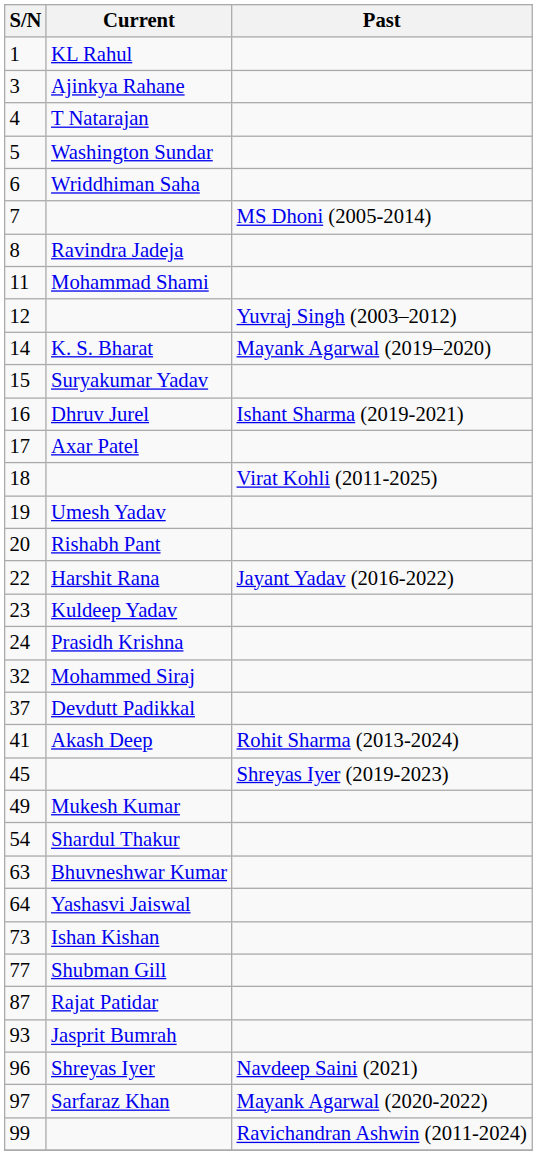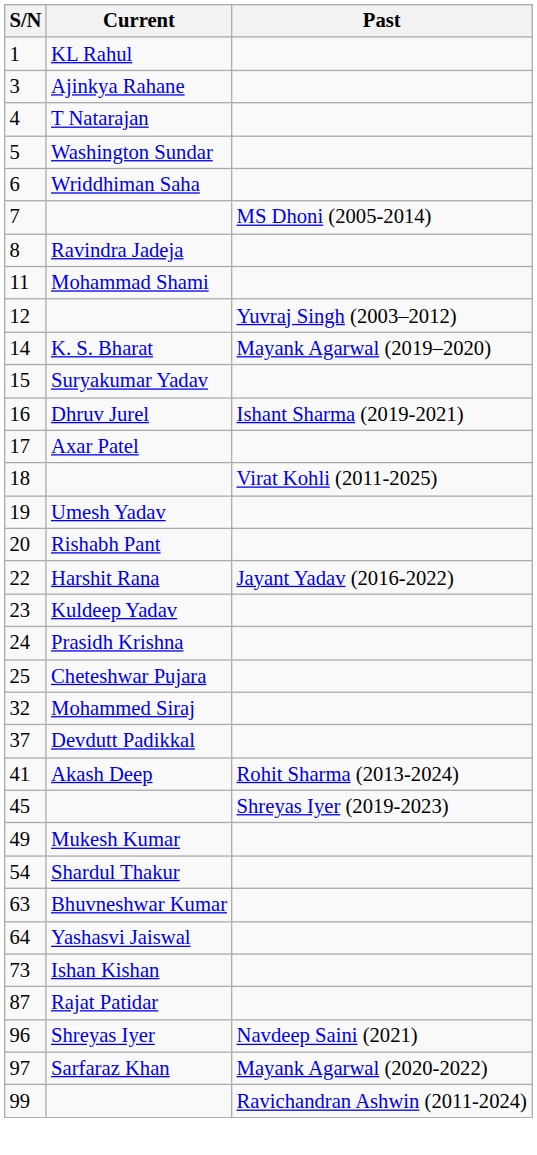+ row: (20, 675)
- row: (20, 970)
- row: (20, 1035)
